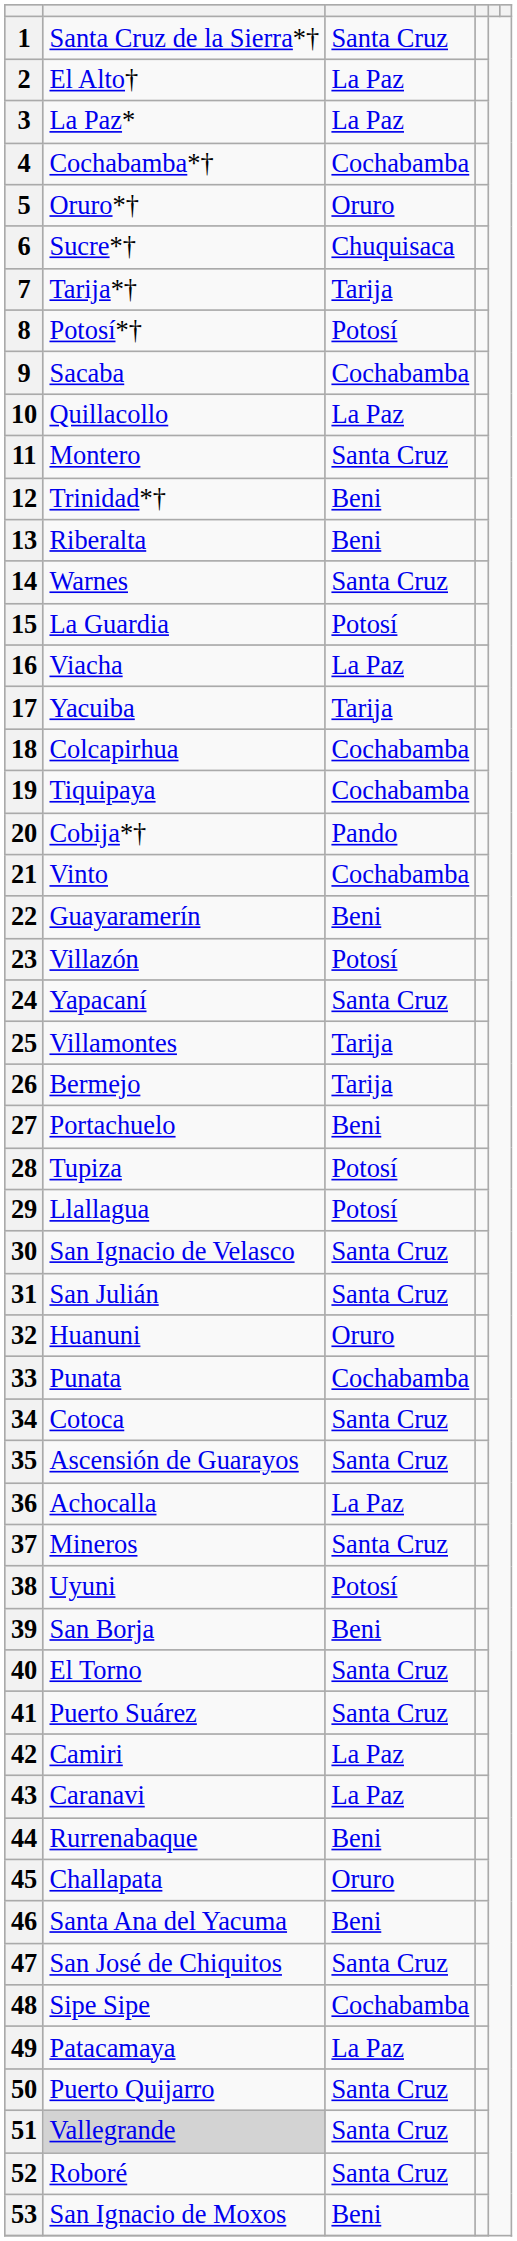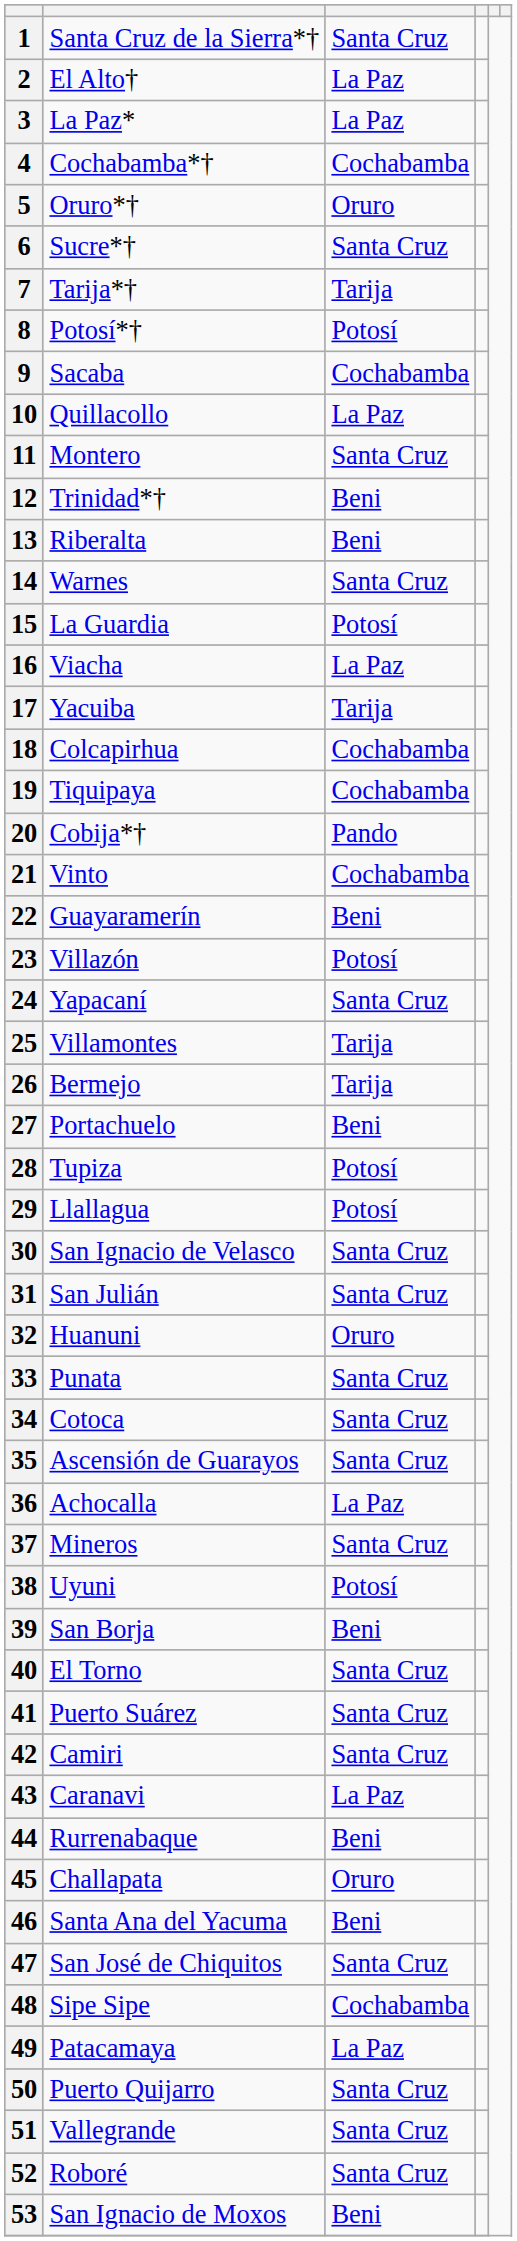(393, 246) Chuquisaca -> (390, 246) Santa Cruz
(400, 1377) Cochabamba -> (390, 1377) Santa Cruz
(368, 1754) La Paz -> (390, 1754) Santa Cruz
(113, 2131) lightgrey background -> (113, 2131) no background
